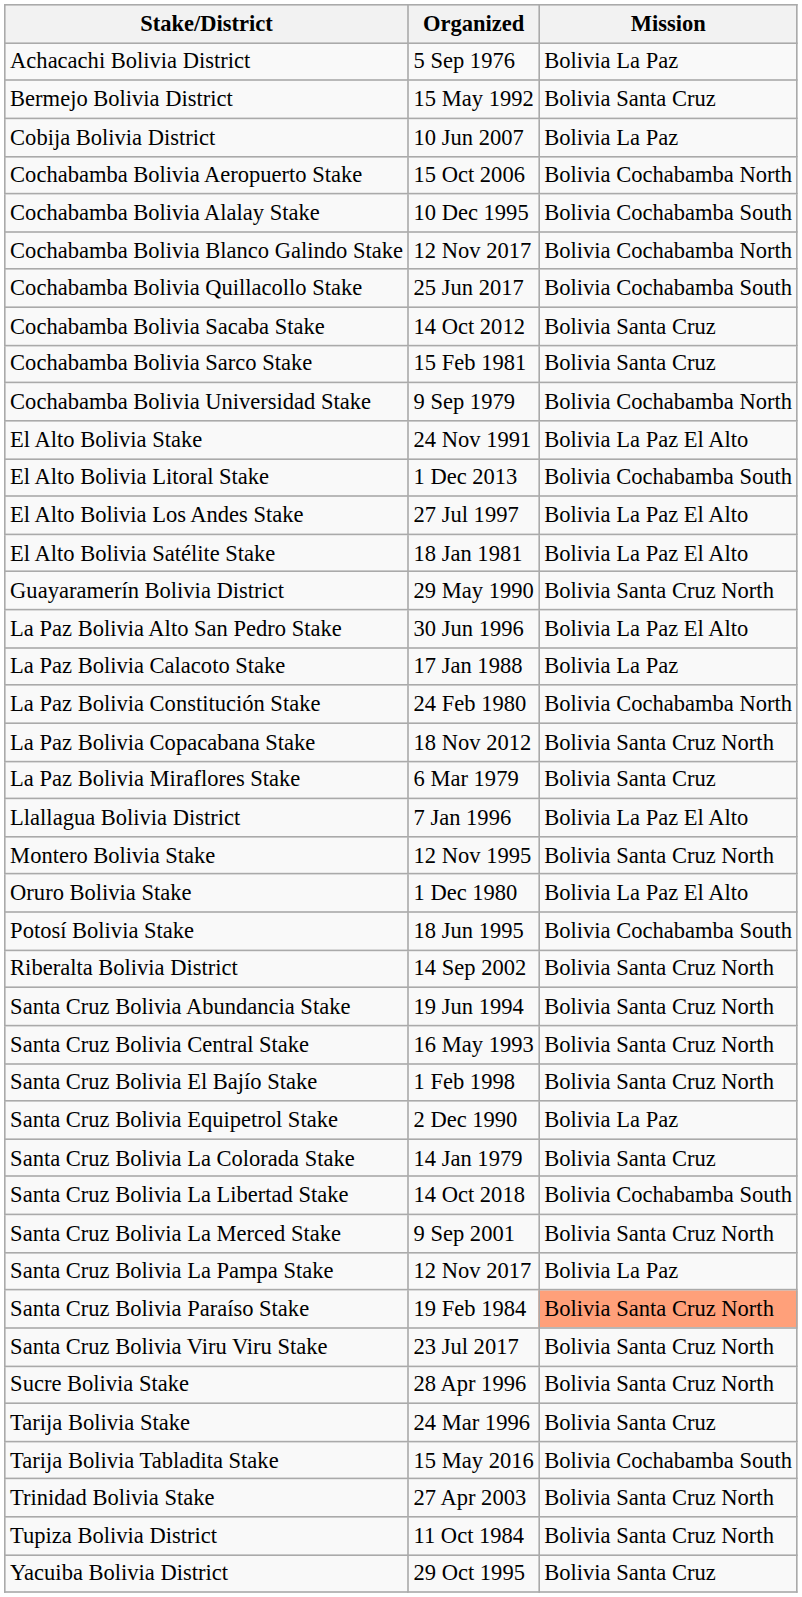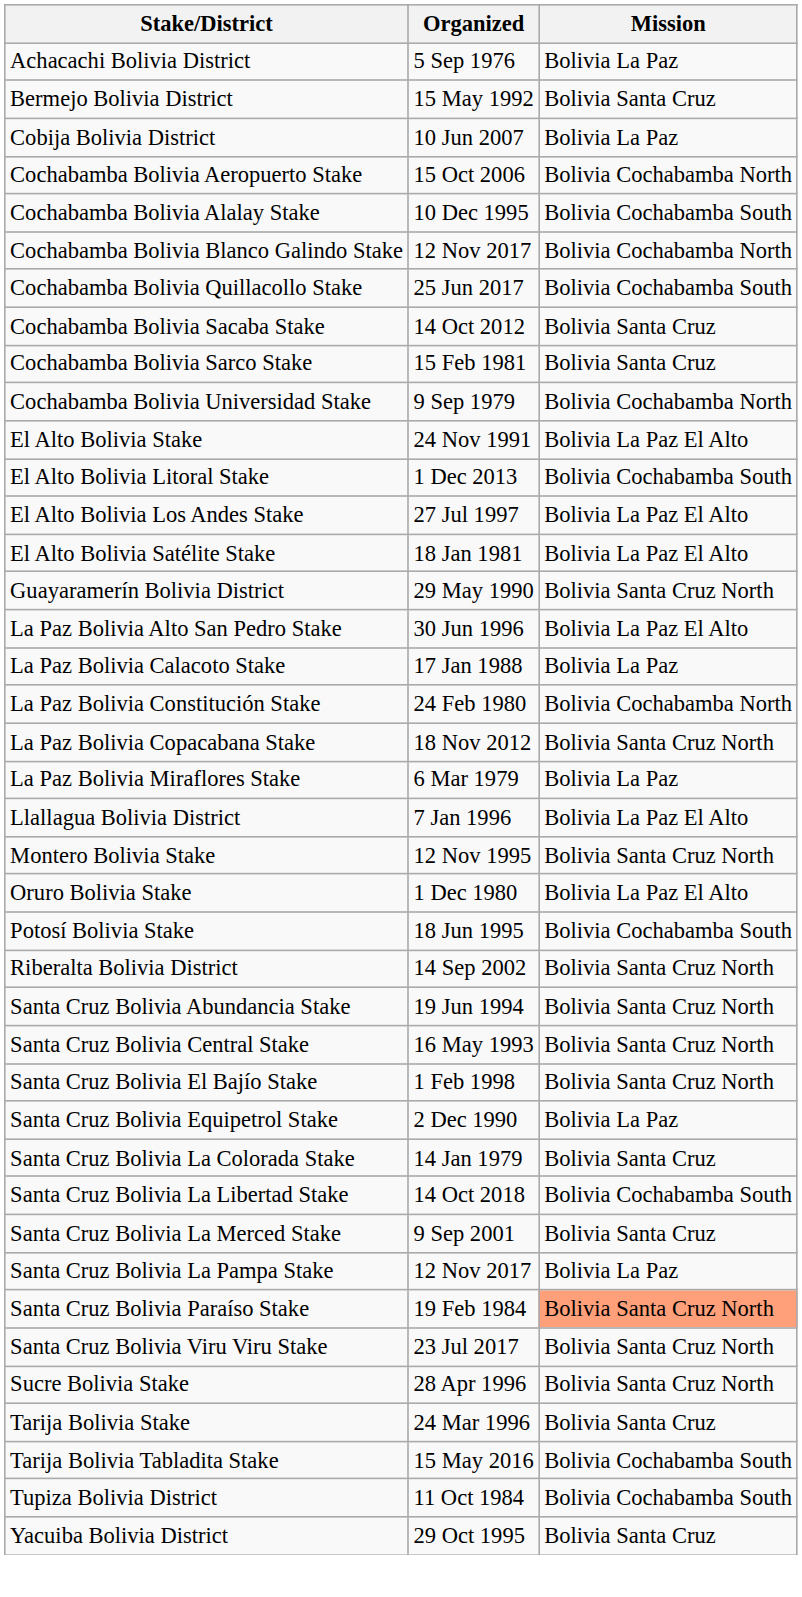(630, 779) Bolivia Santa Cruz -> (611, 779) Bolivia La Paz
(659, 1233) Bolivia Santa Cruz North -> (630, 1233) Bolivia Santa Cruz
- row: (112, 1497)
(659, 1535) Bolivia Santa Cruz North -> (668, 1497) Bolivia Cochabamba South
